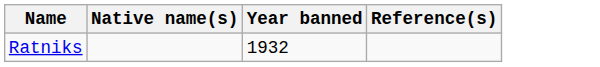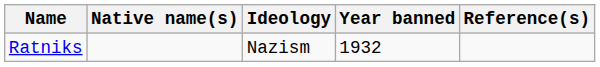+ column: (289, 19)
